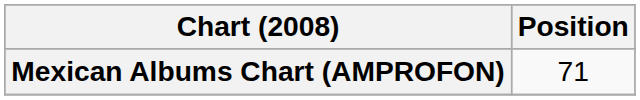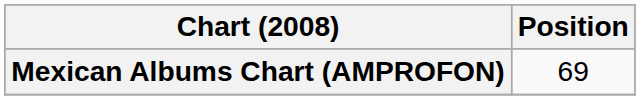(573, 71) 71 -> (573, 71) 69
